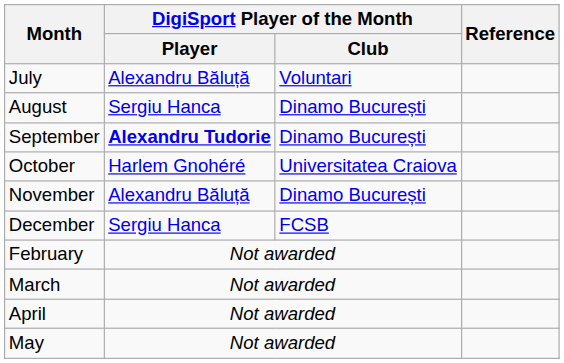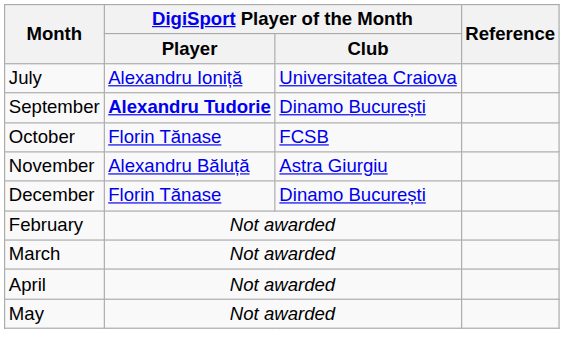(179, 78) Alexandru Băluță -> (175, 78) Alexandru Ioniță
(315, 78) Voluntari -> (368, 78) Universitatea Craiova
- row: (38, 107)
(177, 166) Harlem Gnohéré -> (165, 136) Florin Tănase
(368, 166) Universitatea Craiova -> (304, 136) FCSB
(353, 195) Dinamo București -> (334, 166) Astra Giurgiu
(164, 225) Sergiu Hanca -> (165, 195) Florin Tănase
(304, 225) FCSB -> (353, 195) Dinamo București
